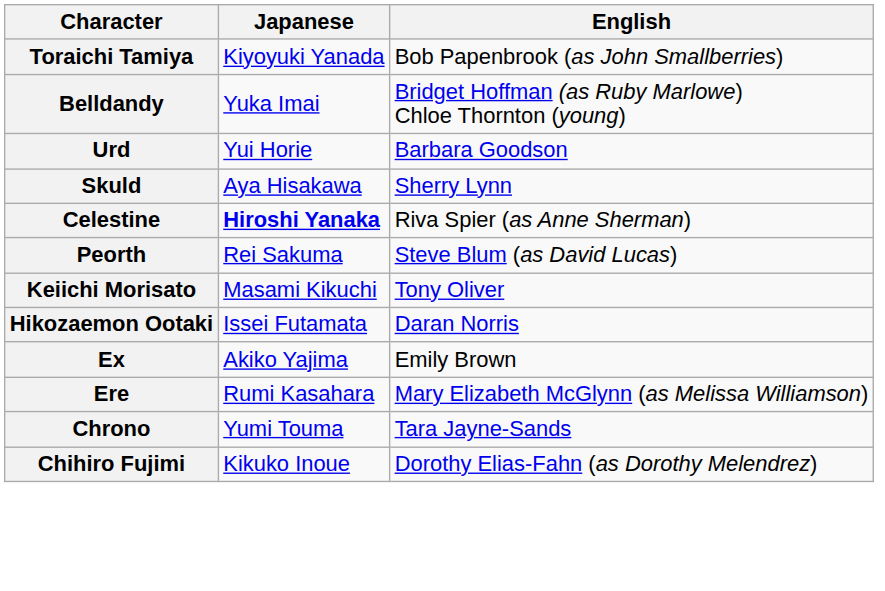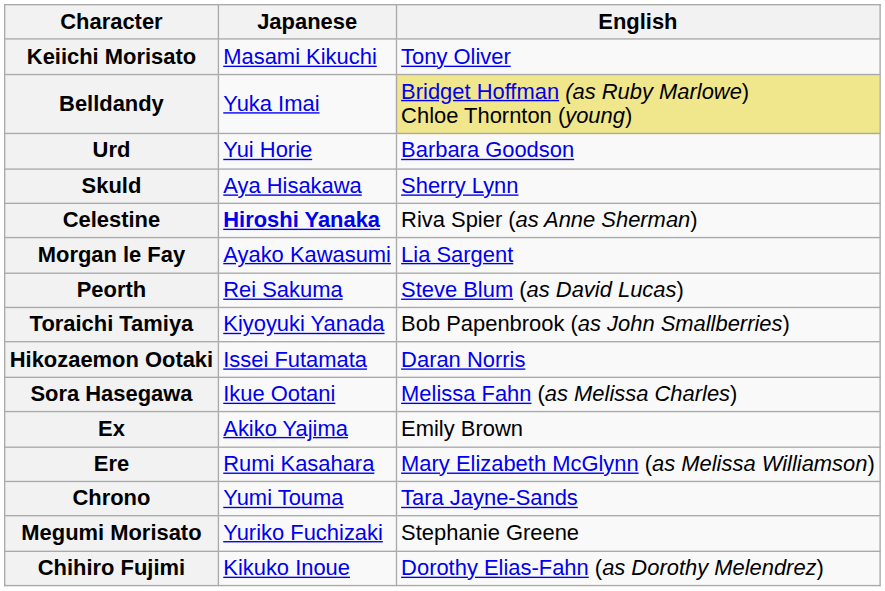rows swapped: (111, 289) <-> (111, 56)
(569, 103) no background -> (575, 103) khaki background
+ row: (111, 255)
+ row: (111, 394)
+ row: (111, 533)
